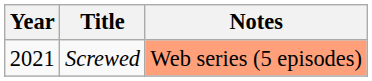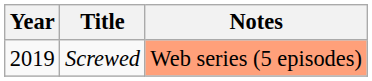(32, 57) 2021 -> (32, 57) 2019
